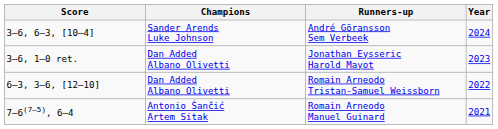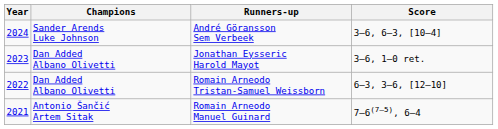columns swapped: (479, 12) <-> (75, 12)
